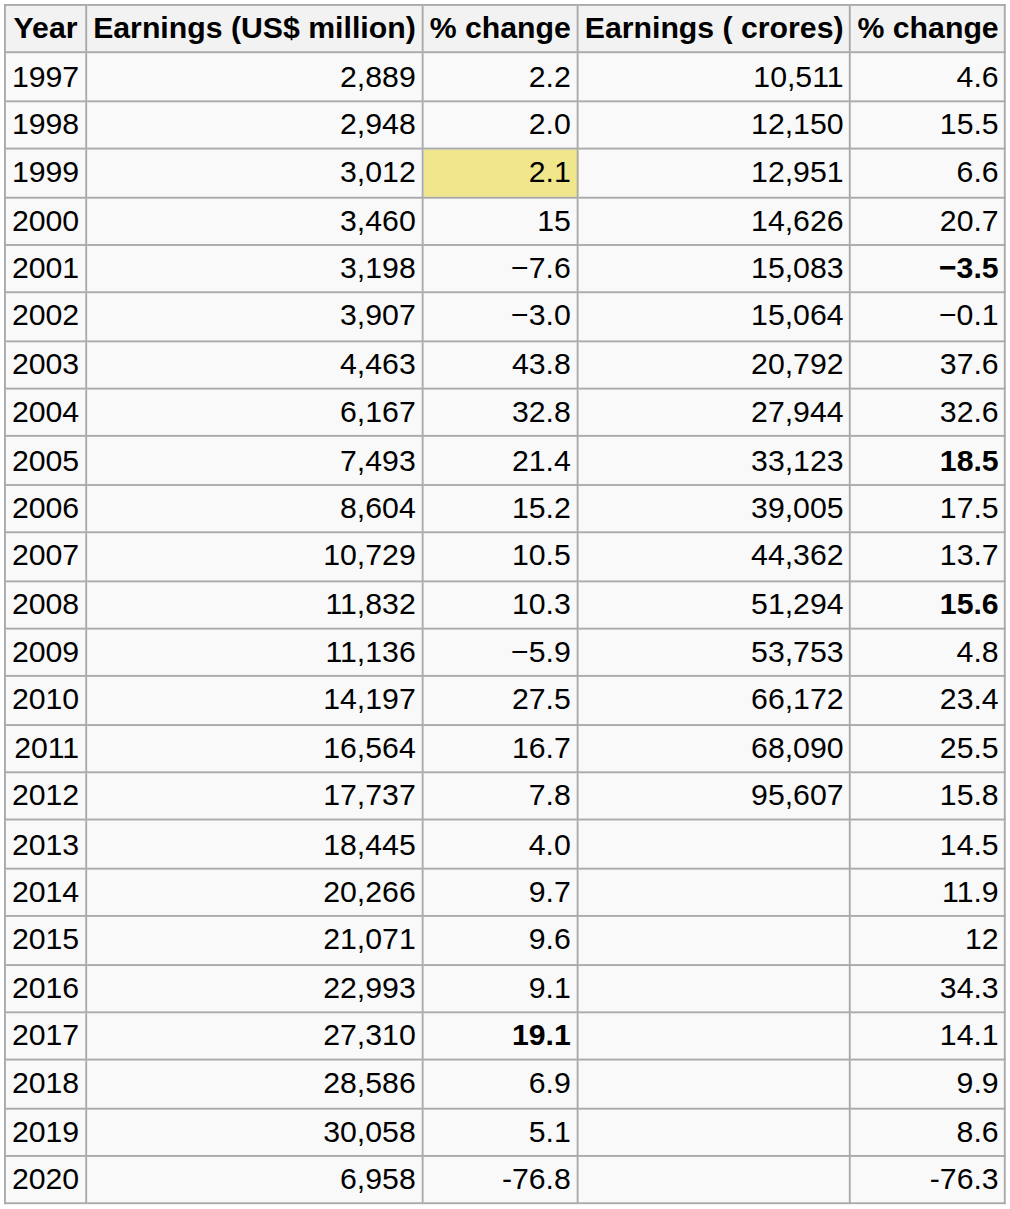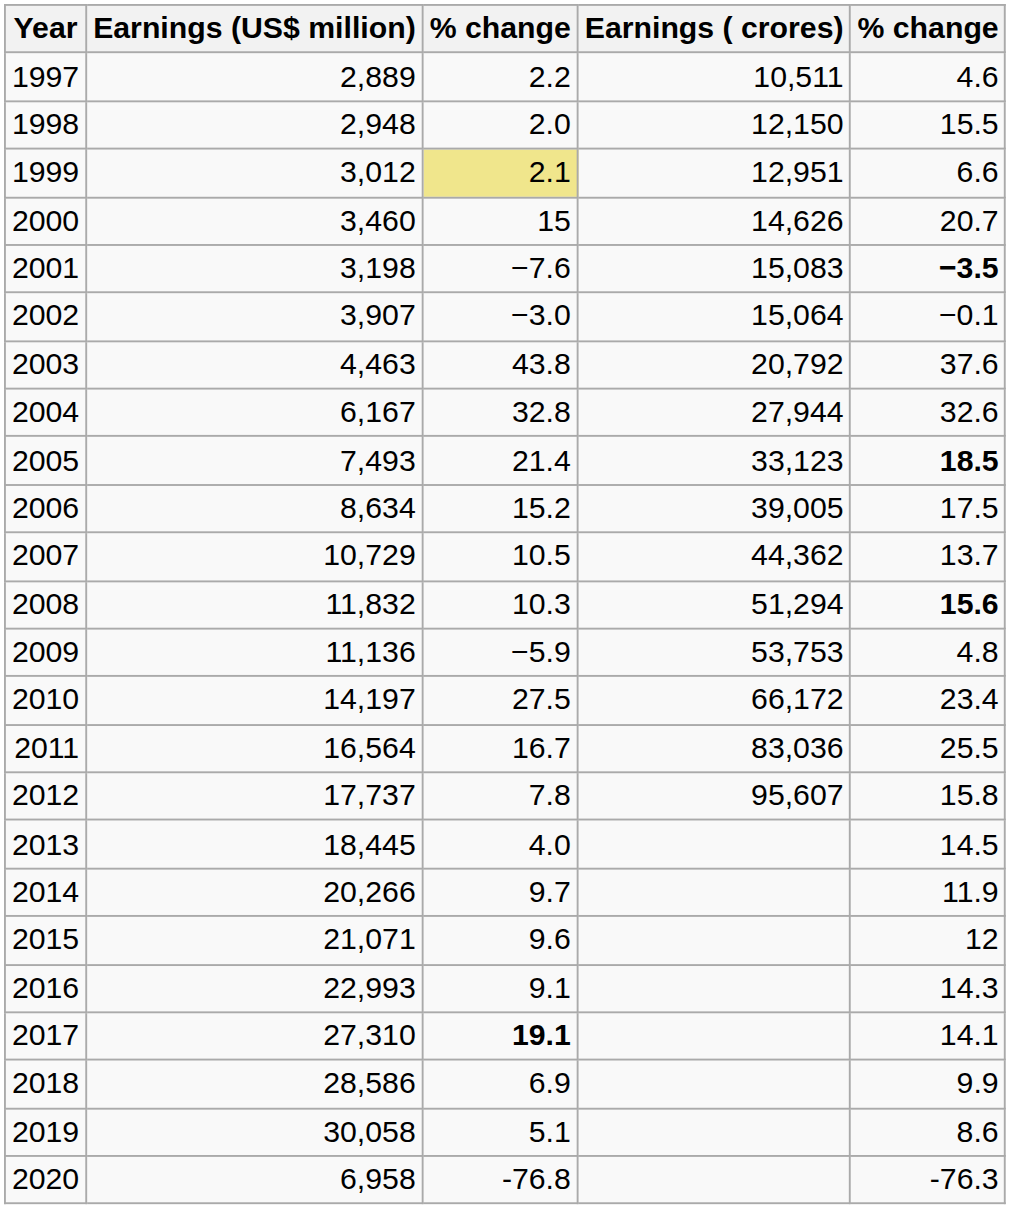(378, 508) 8,604 -> (378, 508) 8,634
(797, 747) 68,090 -> (797, 747) 83,036
(969, 987) 34.3 -> (969, 987) 14.3
